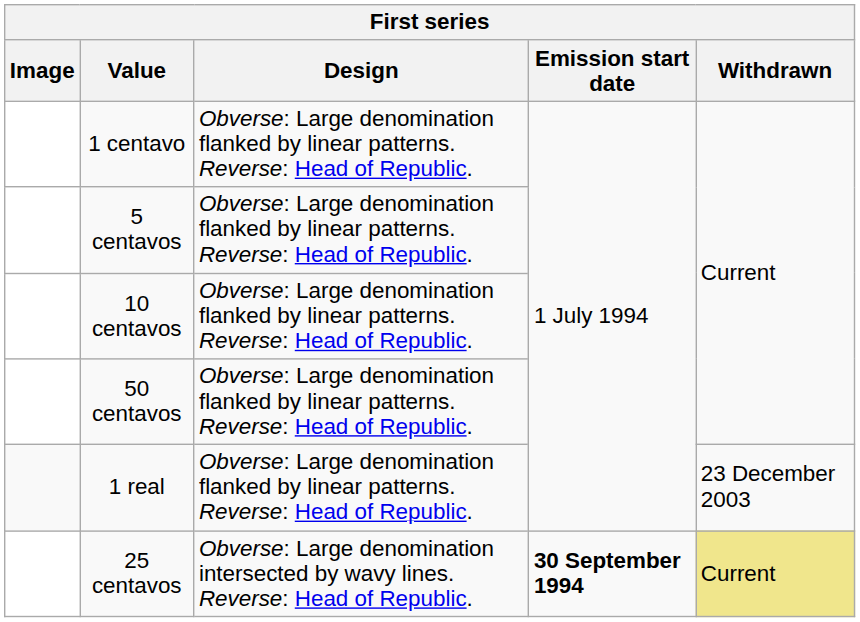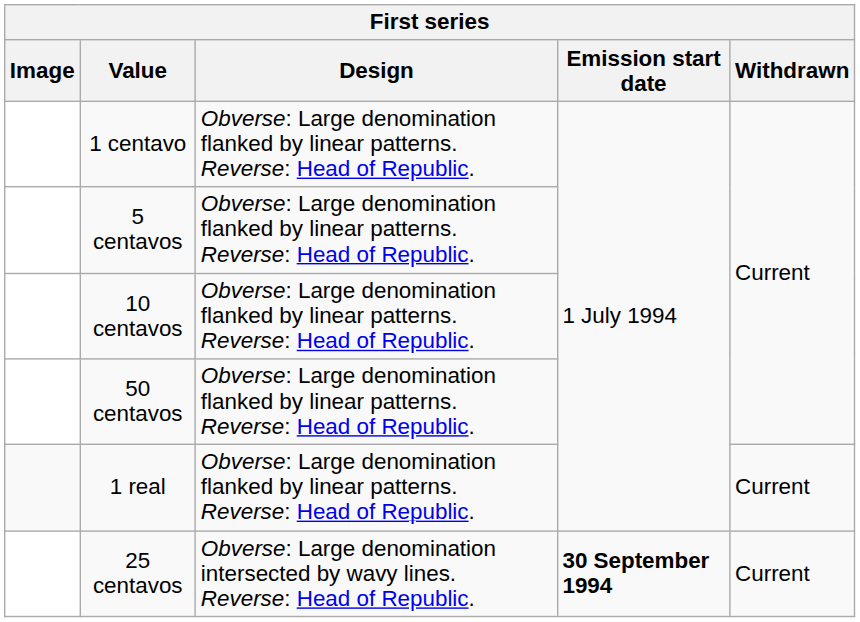(768, 487) 23 December 2003 -> (772, 487) Current
(738, 573) khaki background -> (772, 573) no background
